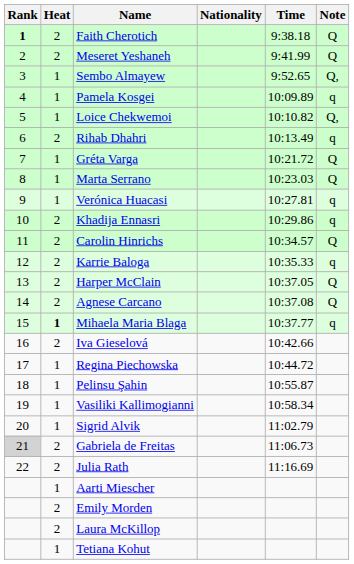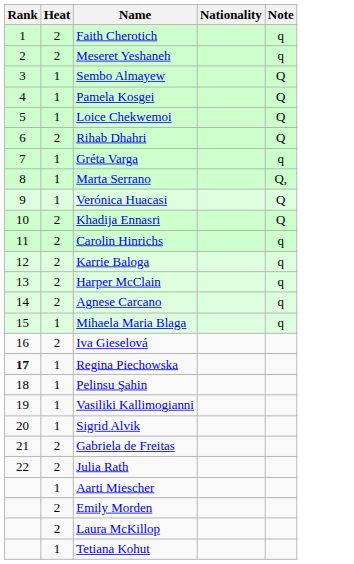- column: (291, 14)
(23, 35) bold -> (23, 35) normal
(332, 35) Q -> (281, 35) q
(332, 55) Q -> (281, 55) q
(332, 76) Q, -> (281, 76) Q
(332, 96) q -> (281, 96) Q
(332, 117) Q, -> (281, 117) Q
(332, 138) q -> (281, 138) Q
(332, 158) Q -> (281, 158) q
(332, 179) Q -> (281, 179) Q,
(332, 199) q -> (281, 199) Q
(332, 220) q -> (281, 220) Q
(332, 240) Q -> (281, 240) q
(332, 281) Q -> (281, 281) q
(332, 302) Q -> (281, 302) q
(57, 323) bold -> (57, 323) normal
(23, 364) normal -> (23, 364) bold
(23, 446) lightgrey background -> (23, 446) no background
